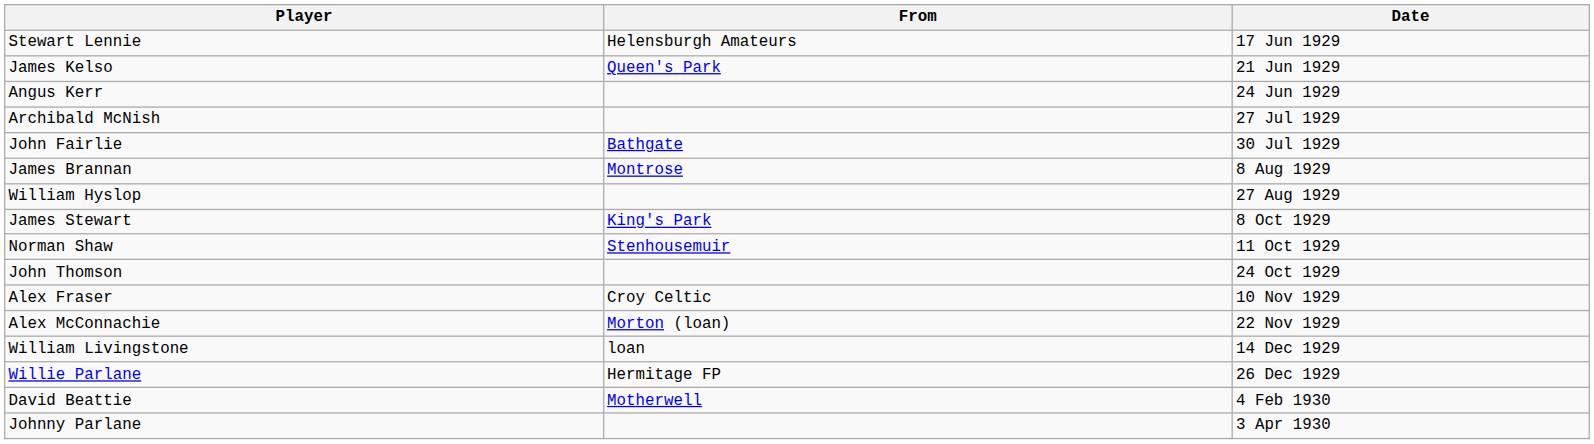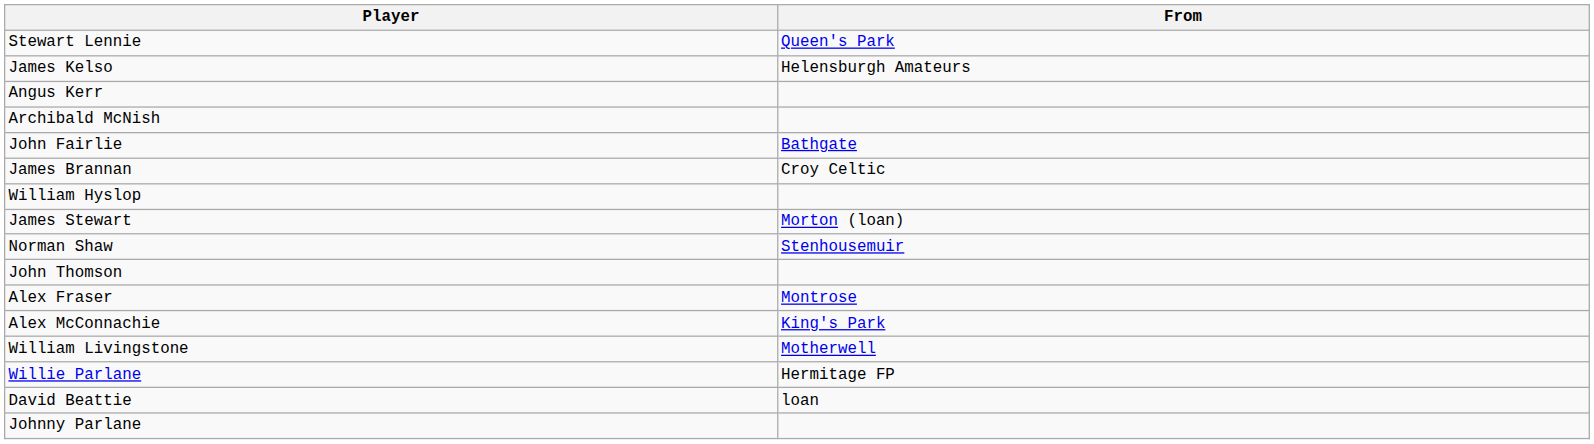- column: (1411, 18)
(702, 43) Helensburgh Amateurs -> (838, 43) Queen's Park
(664, 69) Queen's Park -> (876, 69) Helensburgh Amateurs
(645, 171) Montrose -> (833, 171) Croy Celtic
(659, 222) King's Park -> (843, 222) Morton (loan)
(659, 298) Croy Celtic -> (819, 298) Montrose
(669, 324) Morton (loan) -> (833, 324) King's Park
(626, 350) loan -> (828, 350) Motherwell
(654, 401) Motherwell -> (800, 401) loan
